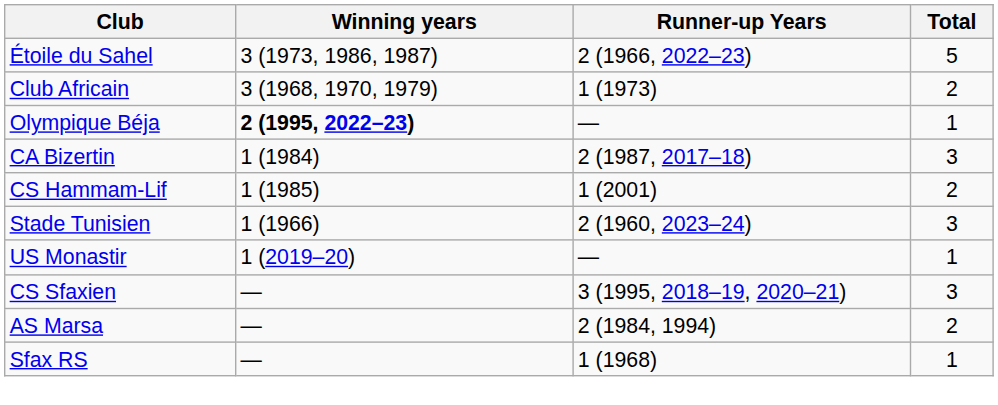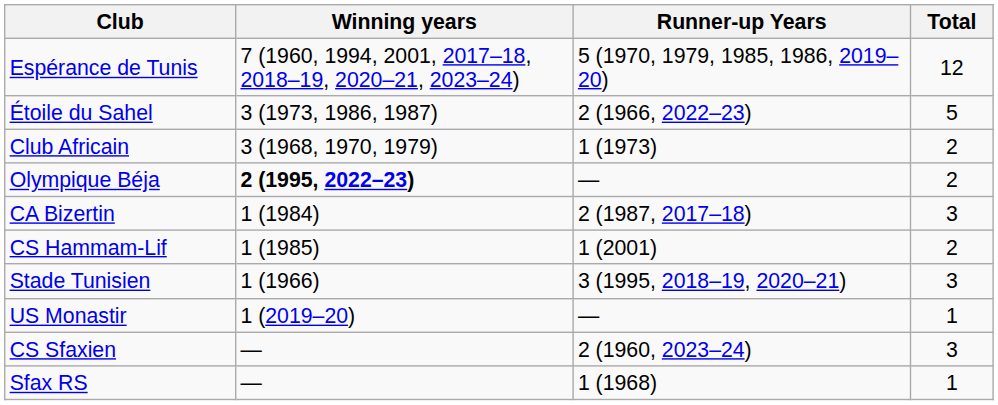+ row: (104, 67)
(952, 123) 1 -> (952, 180) 2
(665, 224) 2 (1960, 2023–24) -> (712, 281) 3 (1995, 2018–19, 2020–21)
(712, 291) 3 (1995, 2018–19, 2020–21) -> (665, 349) 2 (1960, 2023–24)
- row: (56, 325)
